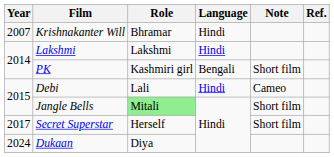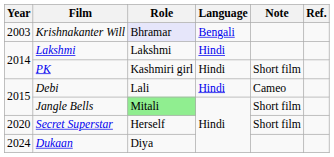(19, 32) 2007 -> (19, 32) 2003
(151, 32) no background -> (151, 32) lavender background
(212, 32) Hindi -> (217, 32) Bengali
(217, 69) Bengali -> (212, 69) Hindi
(19, 124) 2017 -> (19, 124) 2020
